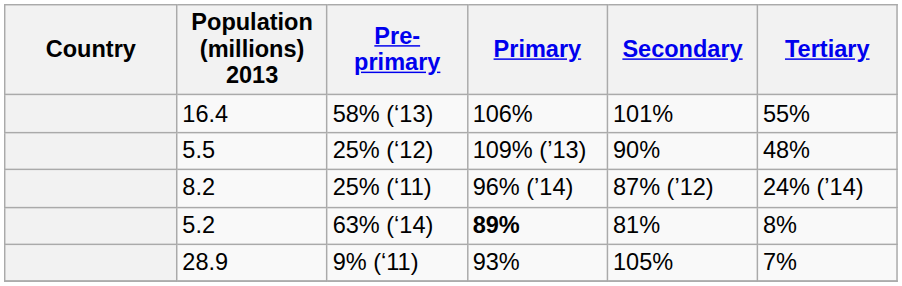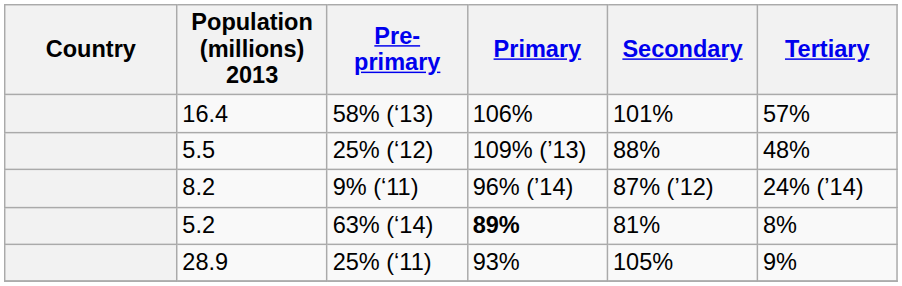(786, 113) 55% -> (786, 113) 57%
(637, 150) 90% -> (637, 150) 88%
(382, 187) 25% (‘11) -> (376, 187) 9% (‘11)
(376, 262) 9% (‘11) -> (382, 262) 25% (‘11)
(780, 262) 7% -> (780, 262) 9%
